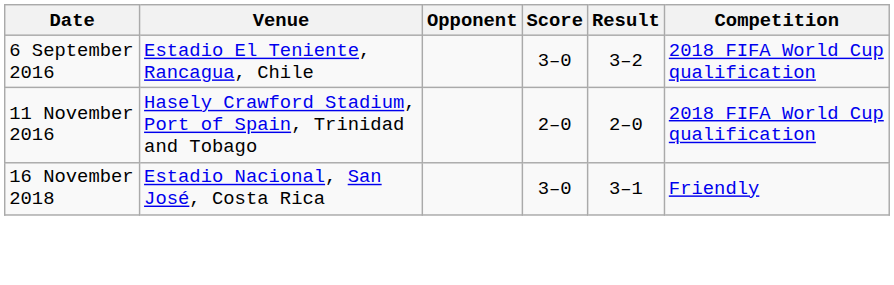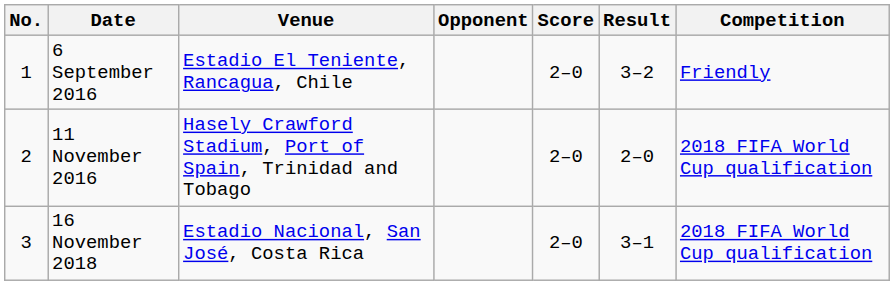+ column: (26, 20)
(555, 62) 3–0 -> (566, 73) 2–0
(776, 62) 2018 FIFA World Cup qualification -> (725, 73) Friendly
(555, 188) 3–0 -> (566, 243) 2–0
(714, 188) Friendly -> (776, 243) 2018 FIFA World Cup qualification
